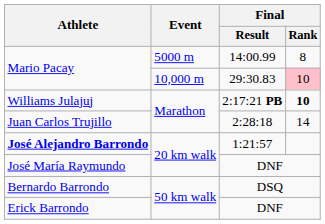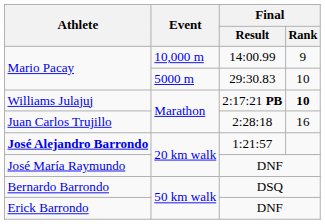(174, 57) 5000 m -> (179, 57) 10,000 m
(303, 57) 8 -> (303, 57) 9
(179, 79) 10,000 m -> (174, 79) 5000 m
(303, 79) pink background -> (303, 79) no background
(303, 122) 14 -> (303, 122) 16
